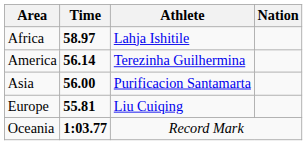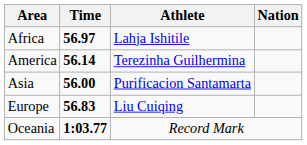(79, 38) 58.97 -> (79, 38) 56.97
(79, 106) 55.81 -> (79, 106) 56.83
